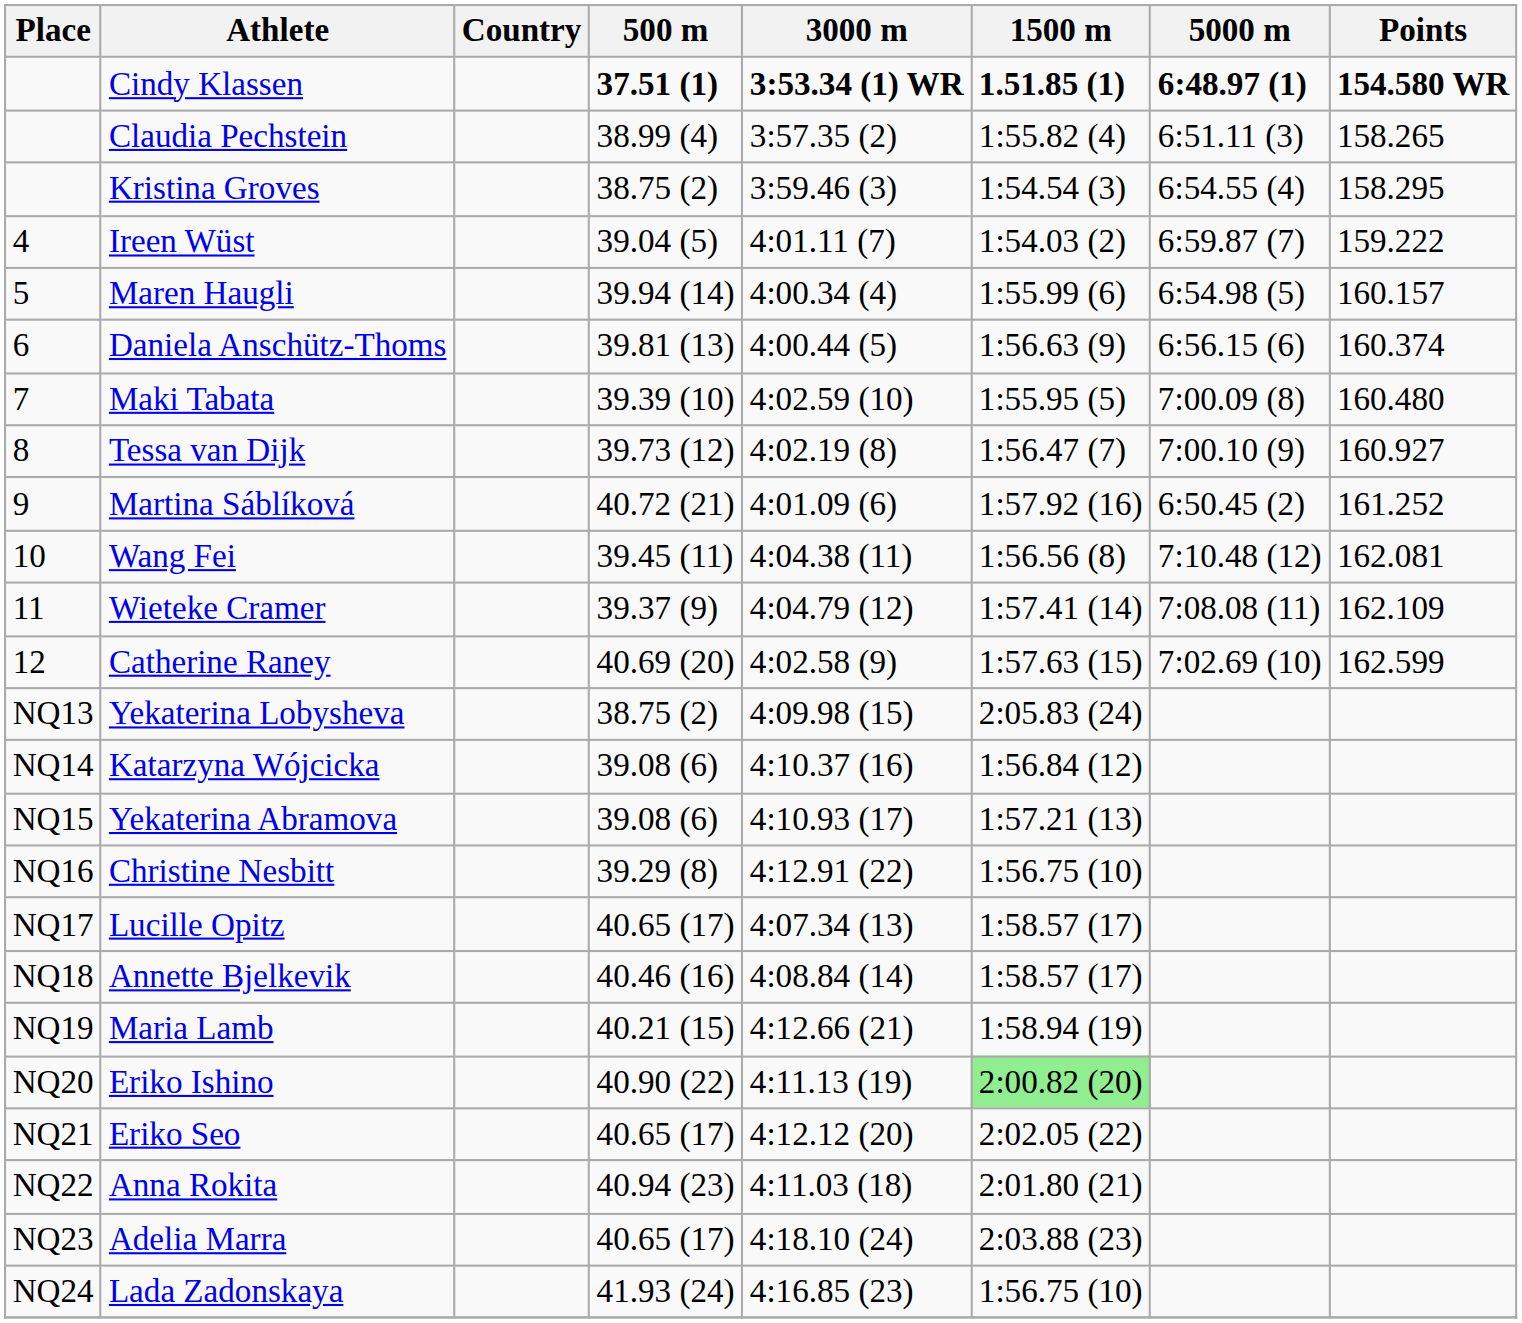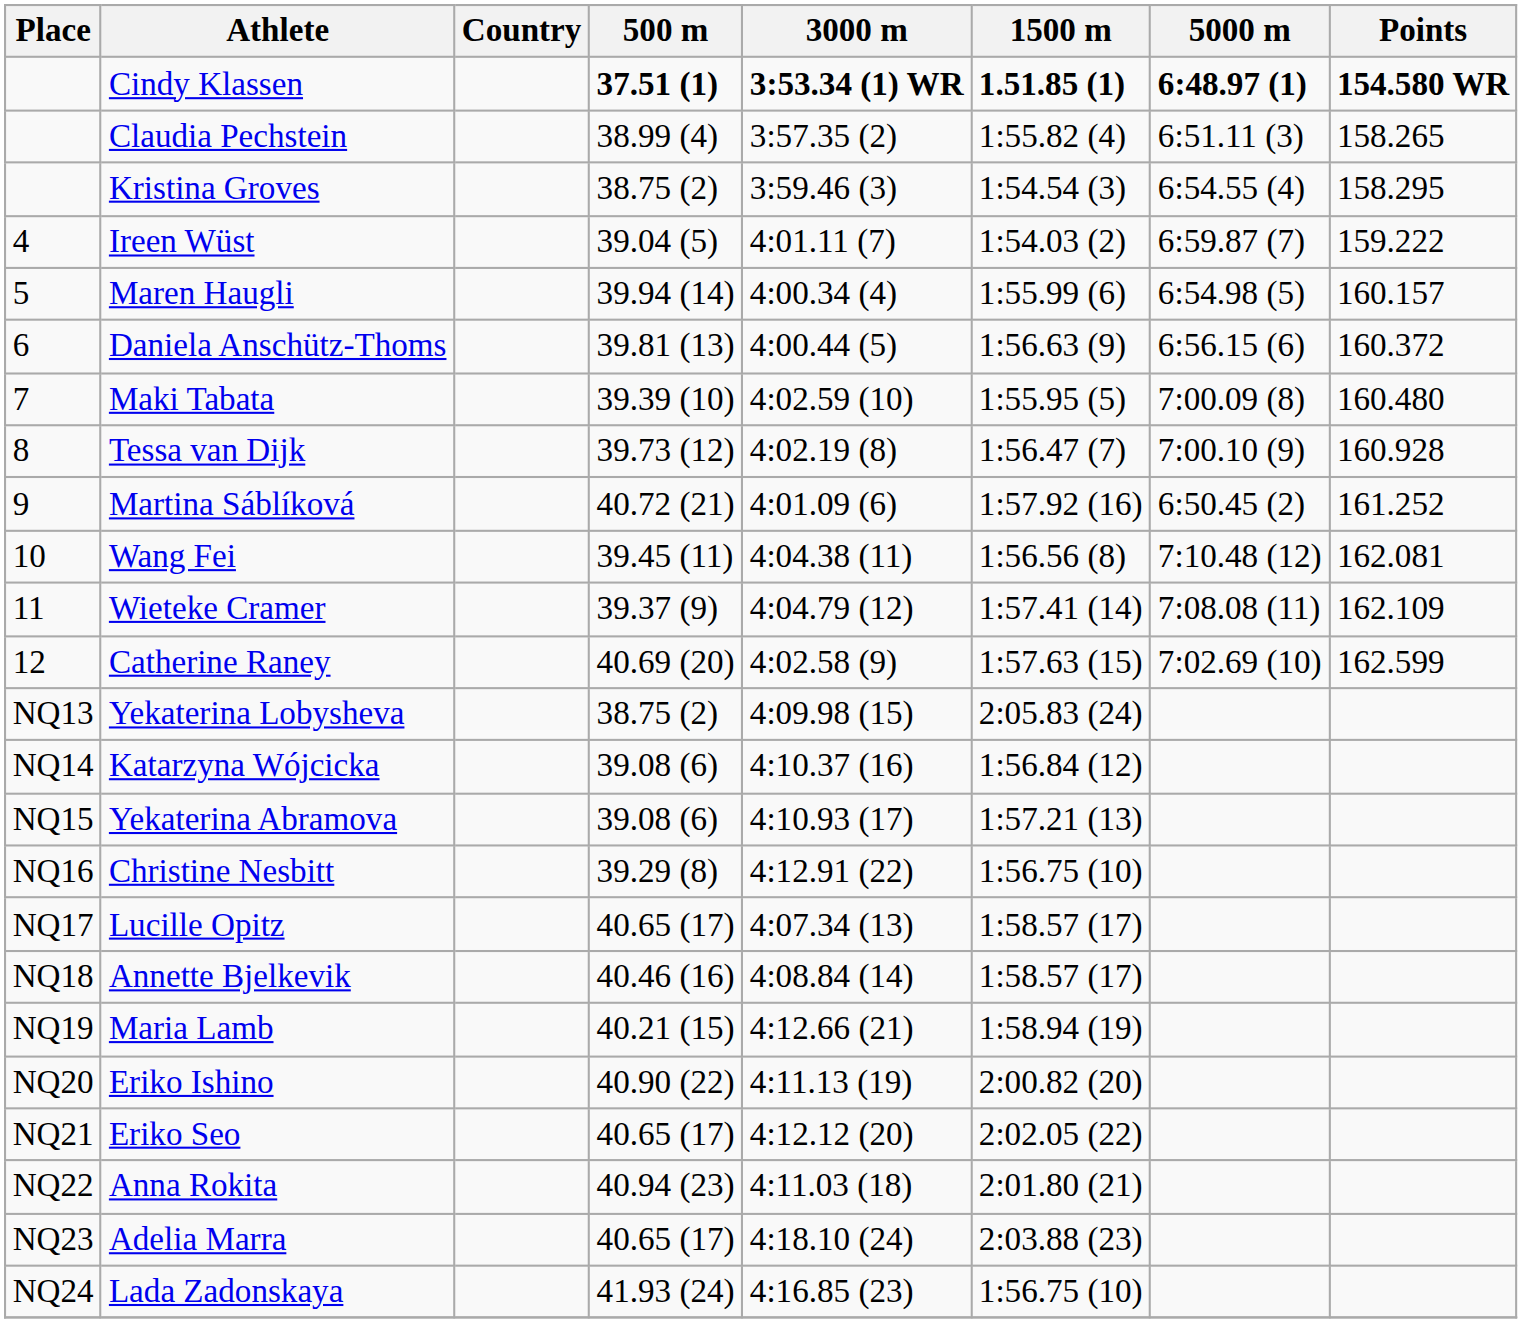(1391, 345) 160.374 -> (1391, 345) 160.372
(1391, 450) 160.927 -> (1391, 450) 160.928
(1061, 1081) lightgreen background -> (1061, 1081) no background
